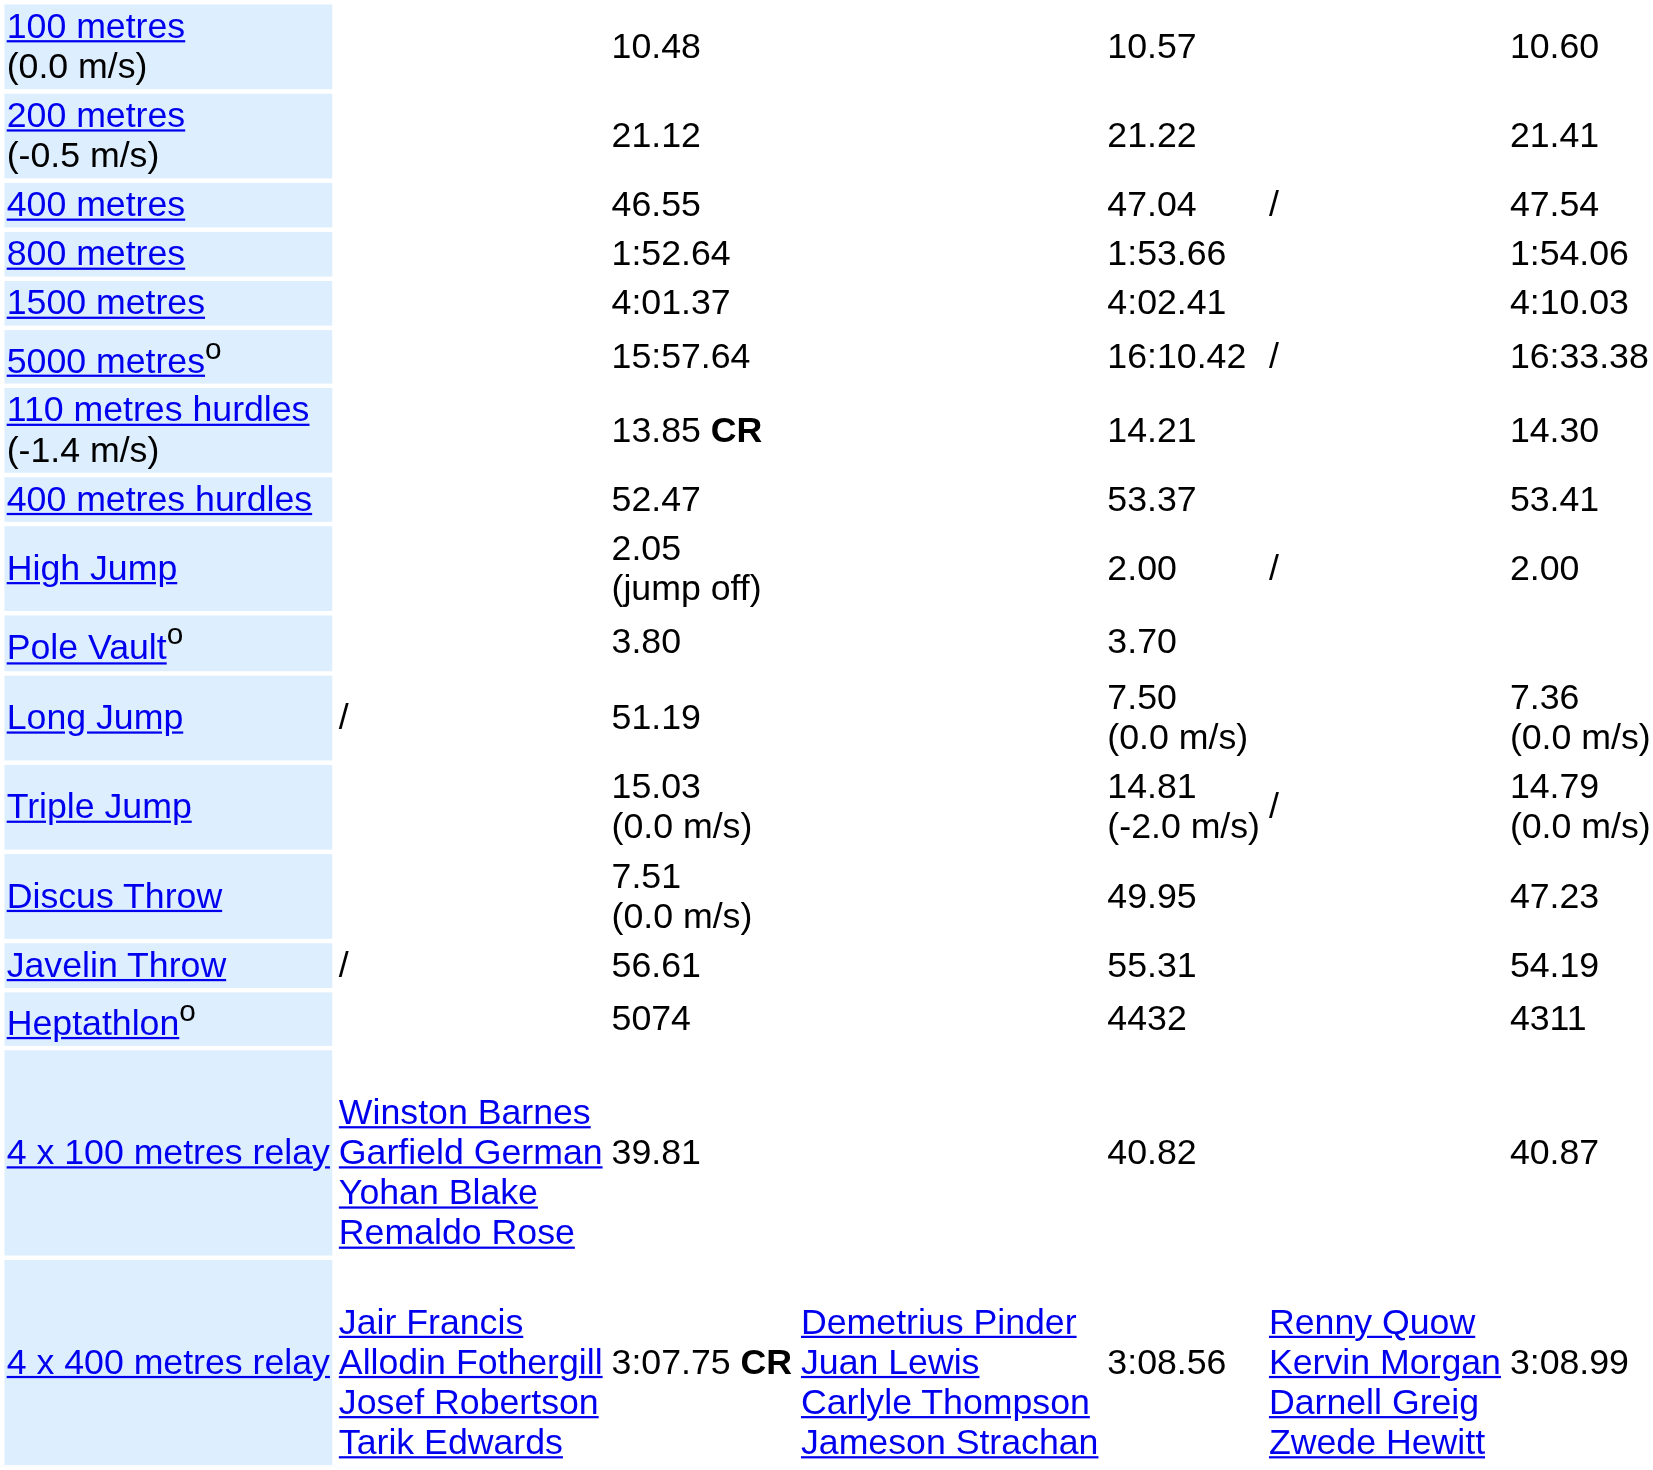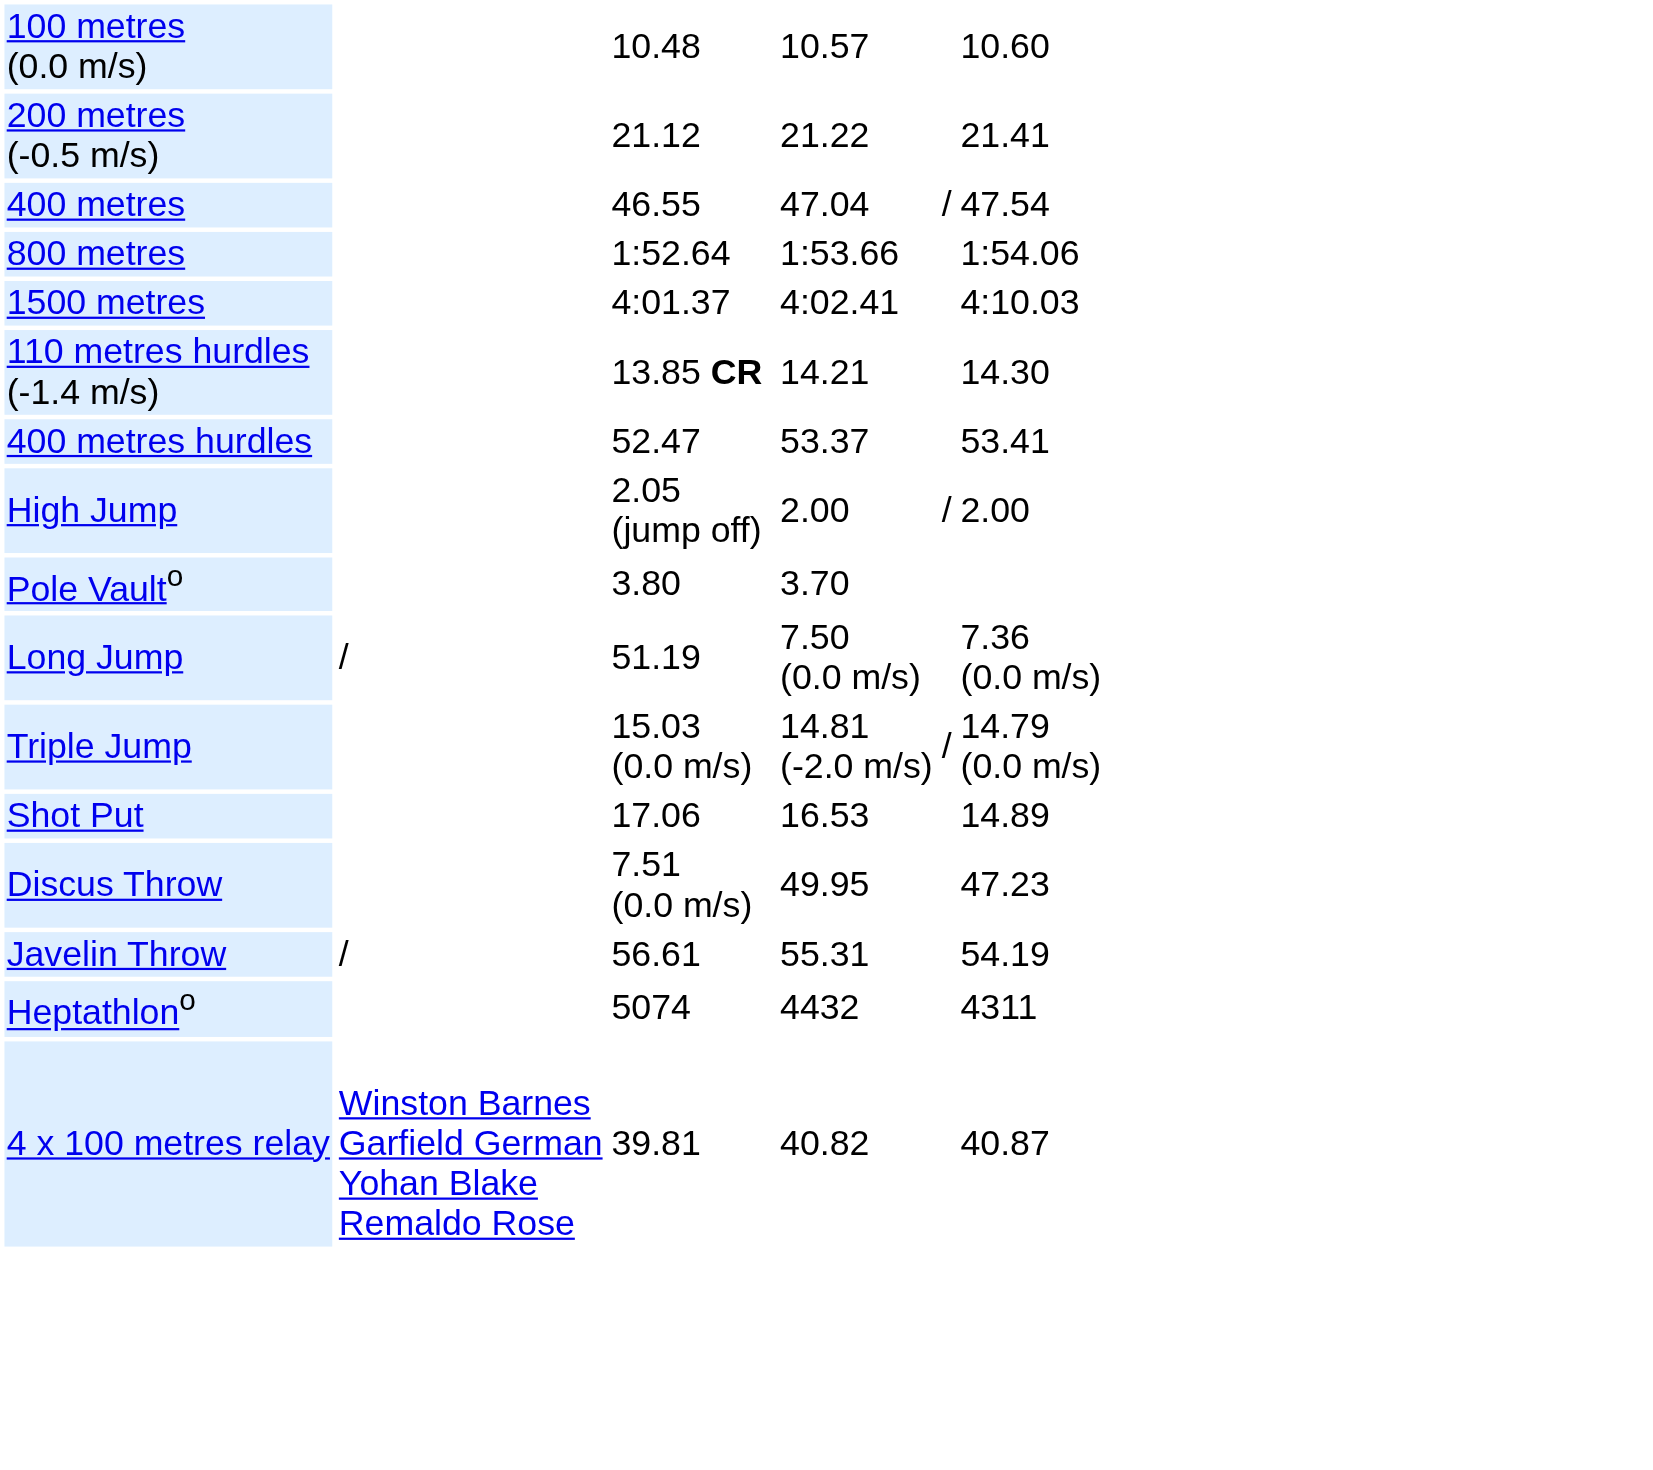- row: (114, 356)
+ row: (75, 816)
- row: (168, 1361)
